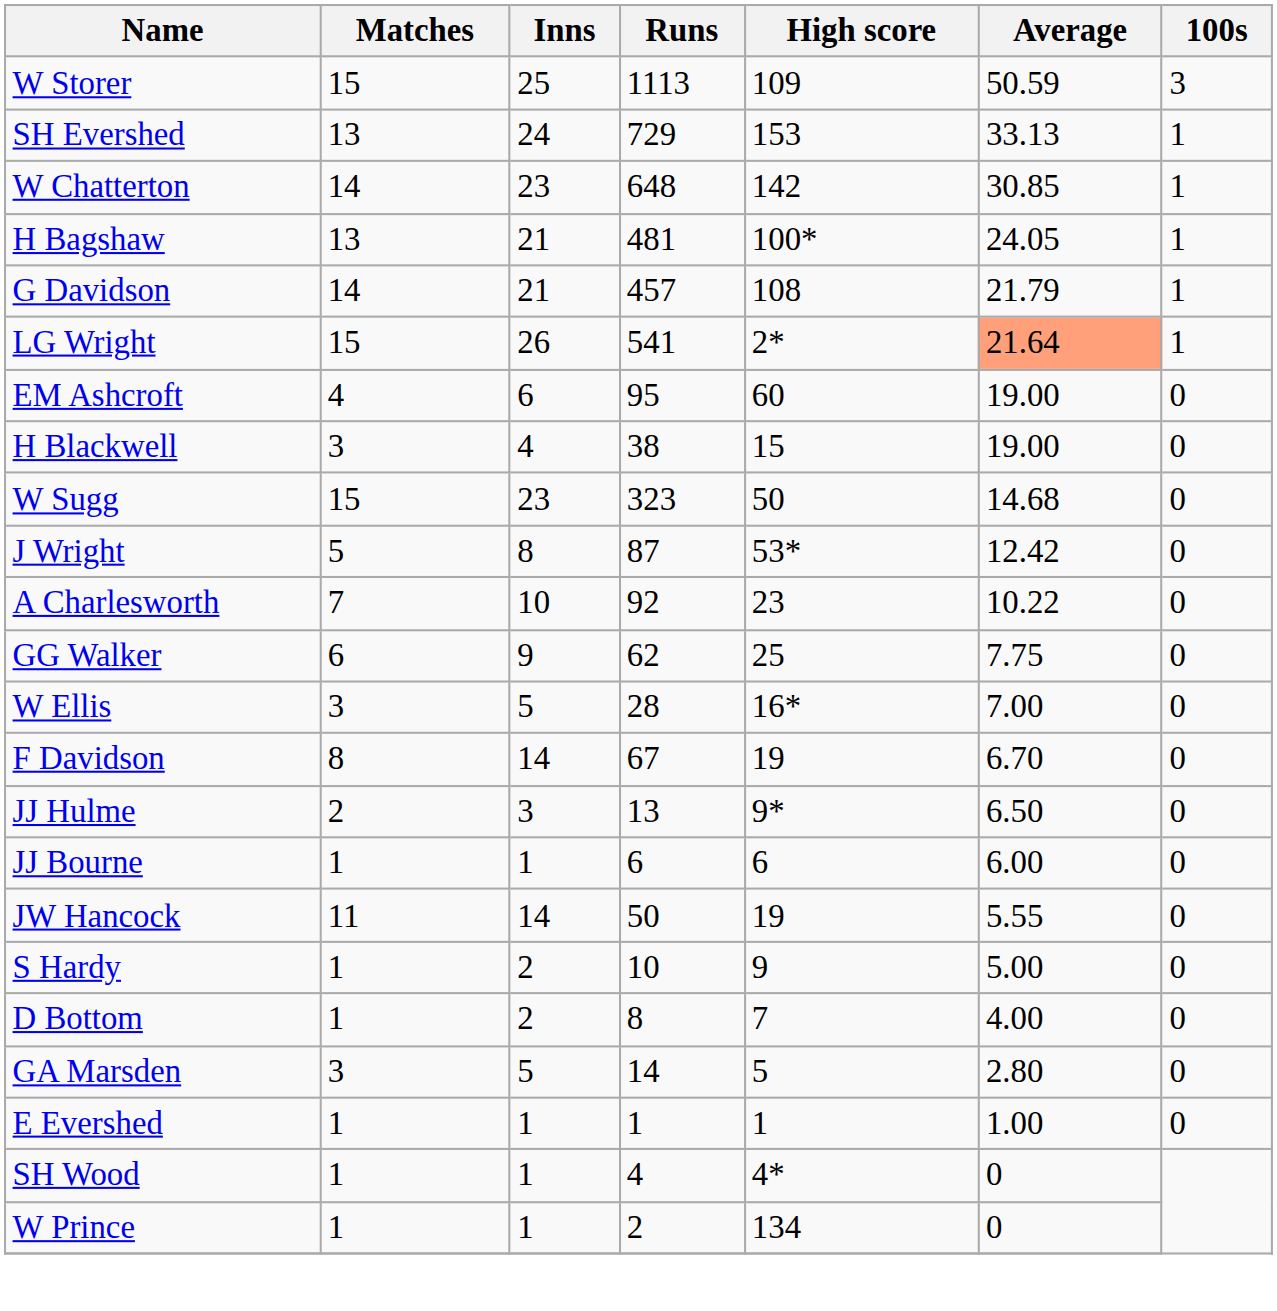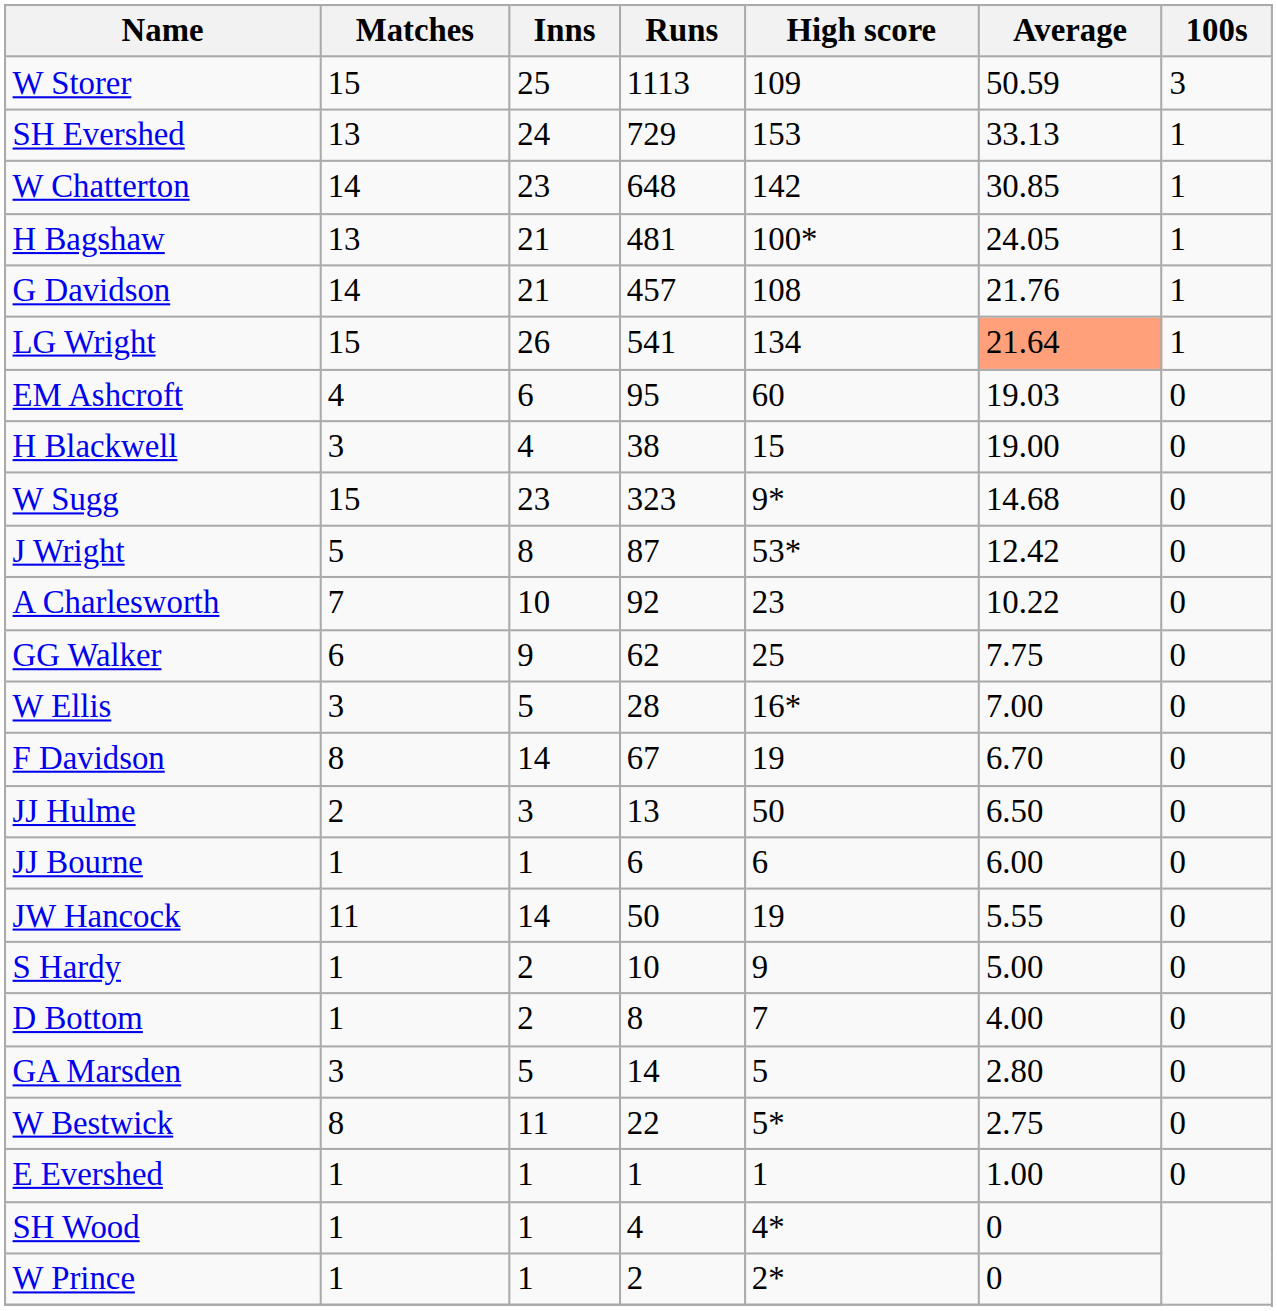(1023, 290) 21.79 -> (1023, 290) 21.76
(768, 342) 2* -> (776, 342) 134
(1023, 394) 19.00 -> (1023, 394) 19.03
(768, 498) 50 -> (768, 498) 9*
(768, 810) 9* -> (768, 810) 50
+ row: (93, 1122)
(776, 1226) 134 -> (768, 1278) 2*
